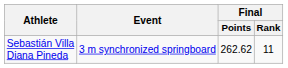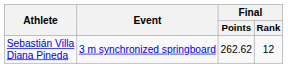(268, 50) 11 -> (268, 50) 12
